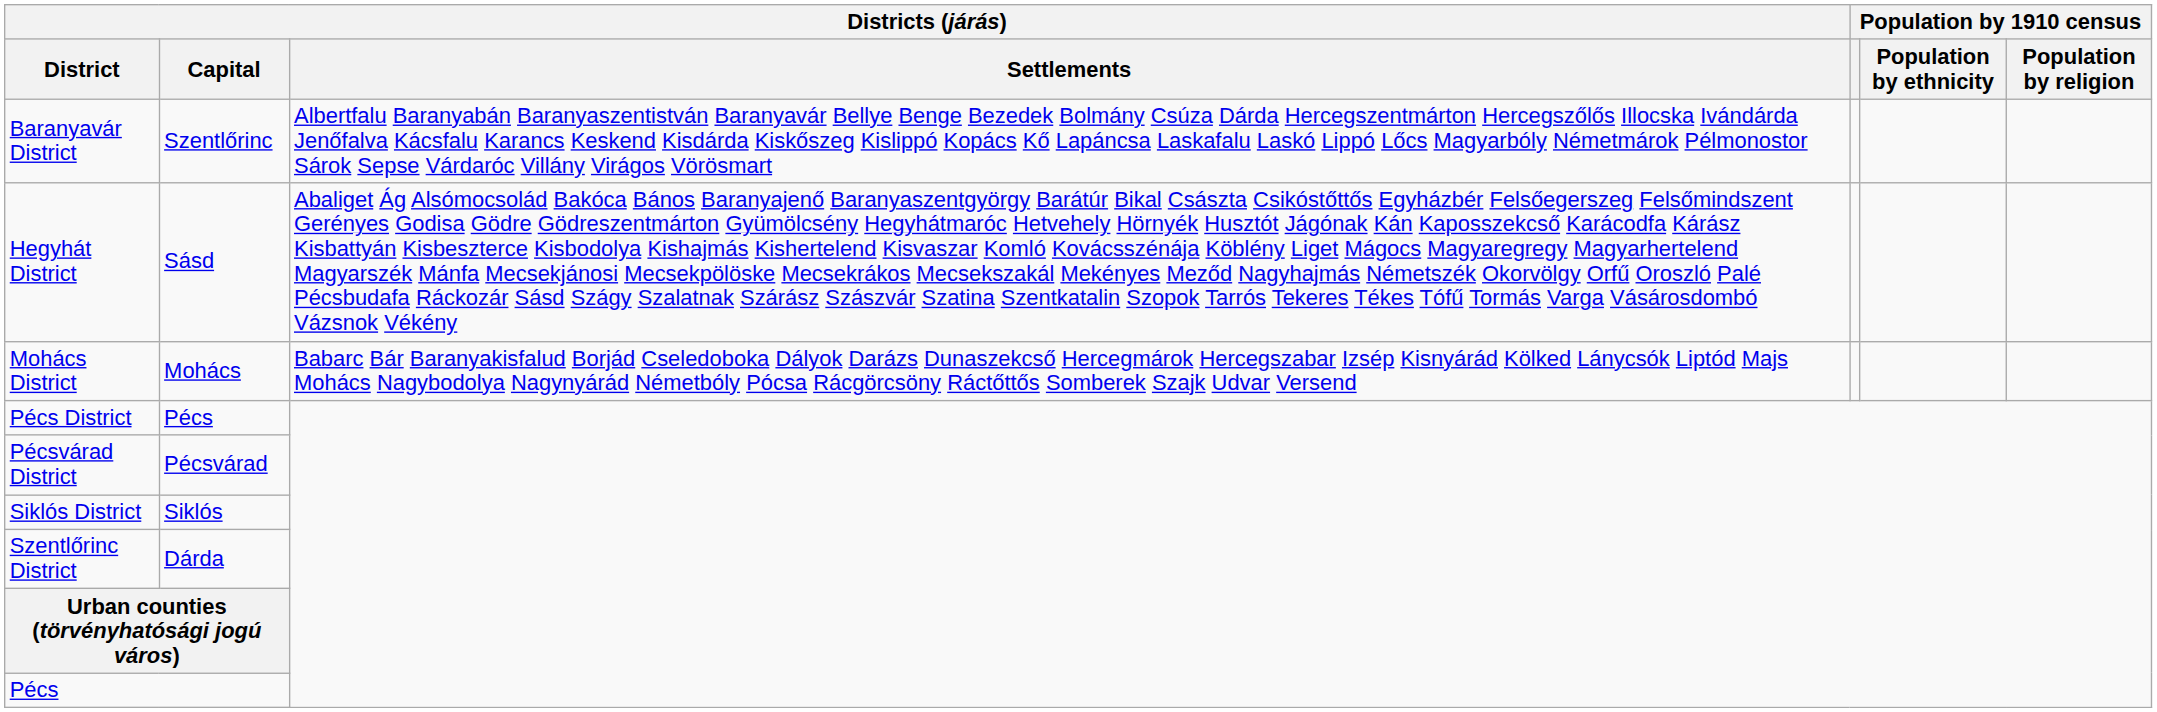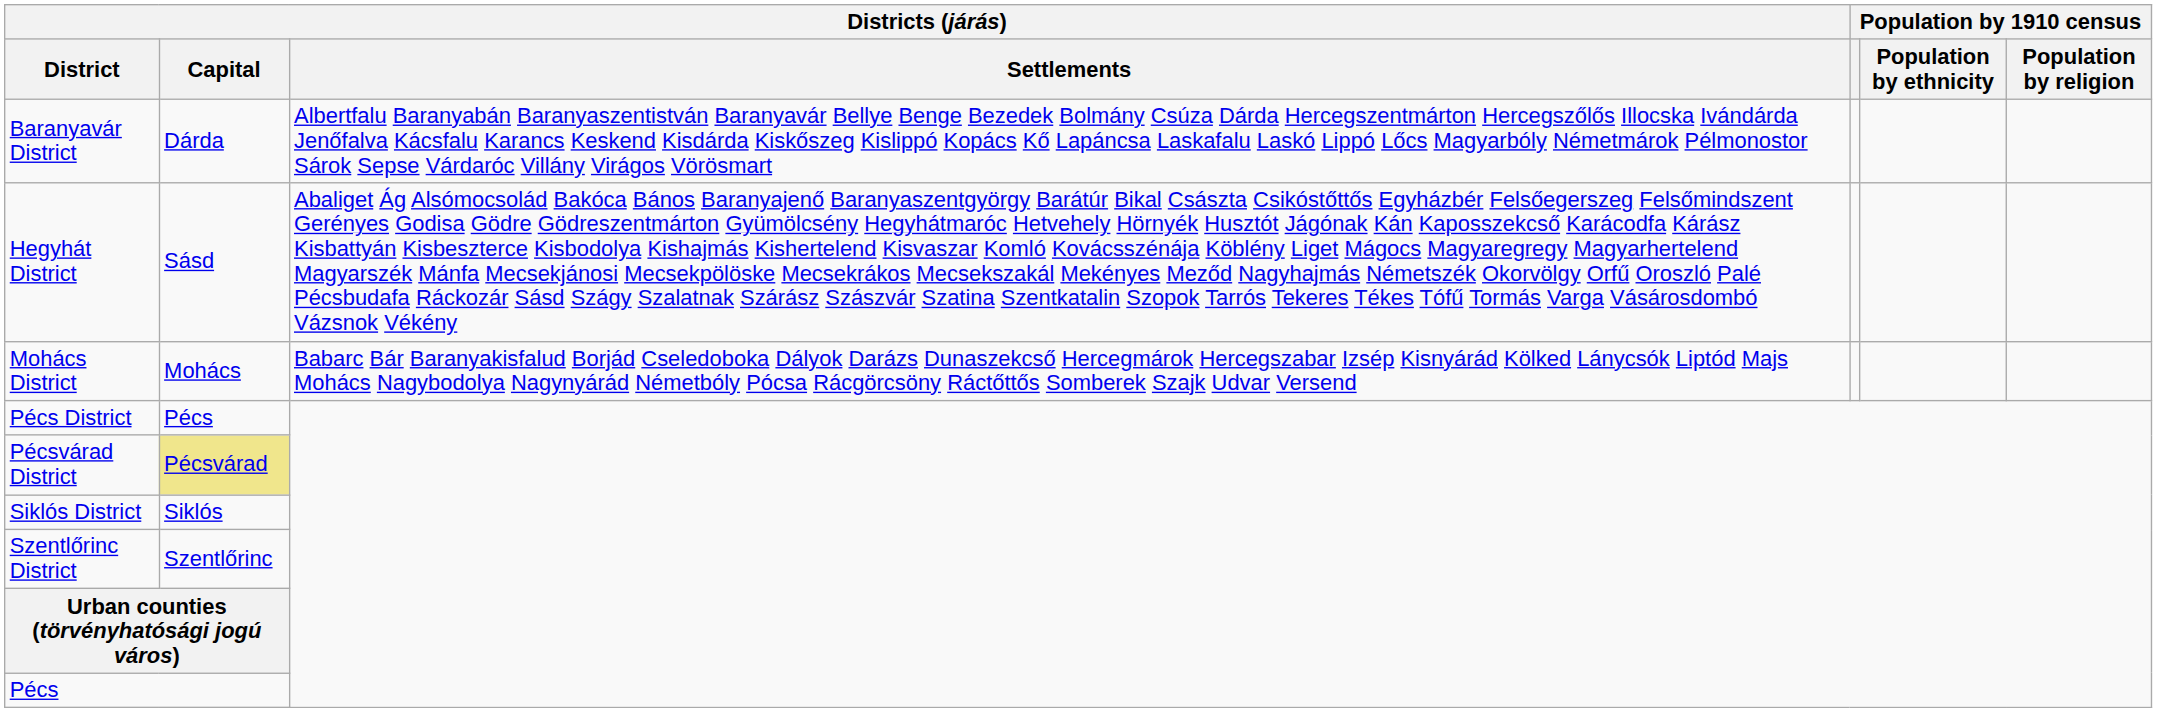(218, 140) Szentlőrinc -> (194, 140) Dárda
(216, 464) no background -> (216, 464) khaki background
(194, 558) Dárda -> (218, 558) Szentlőrinc
